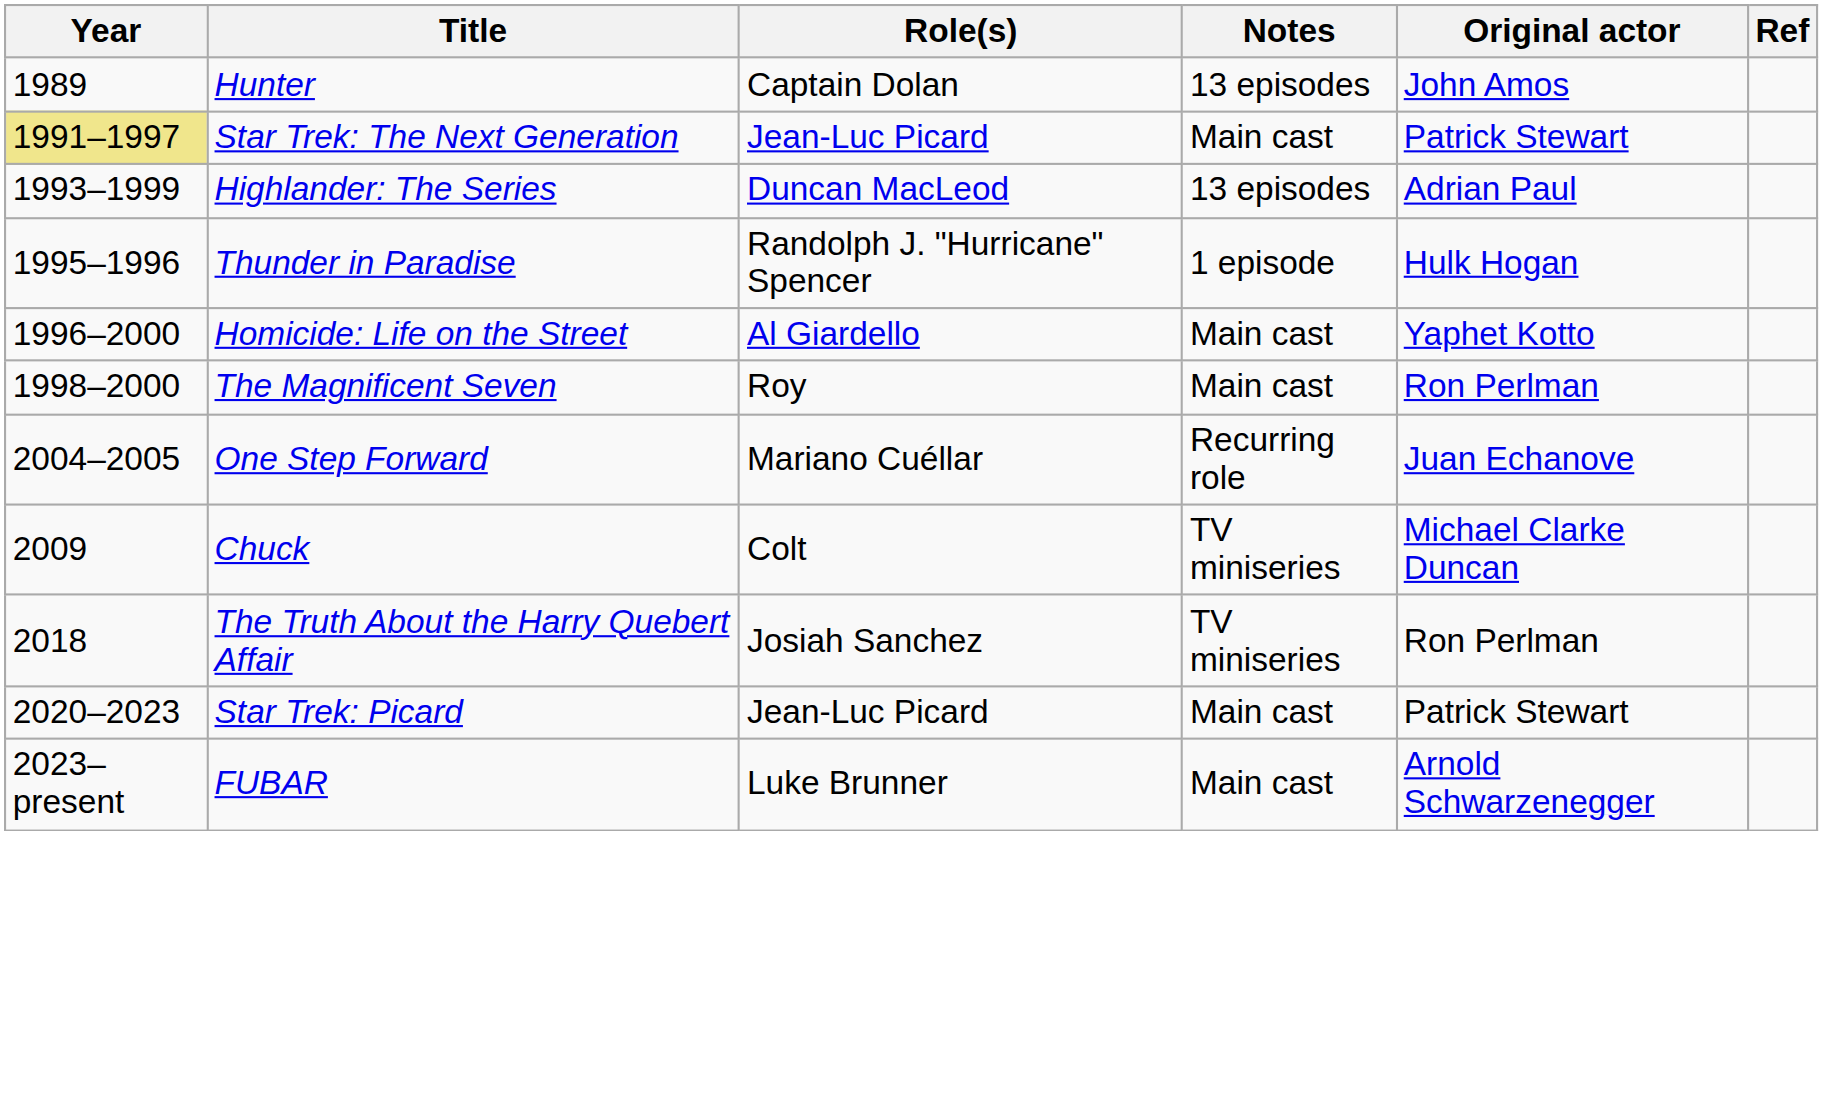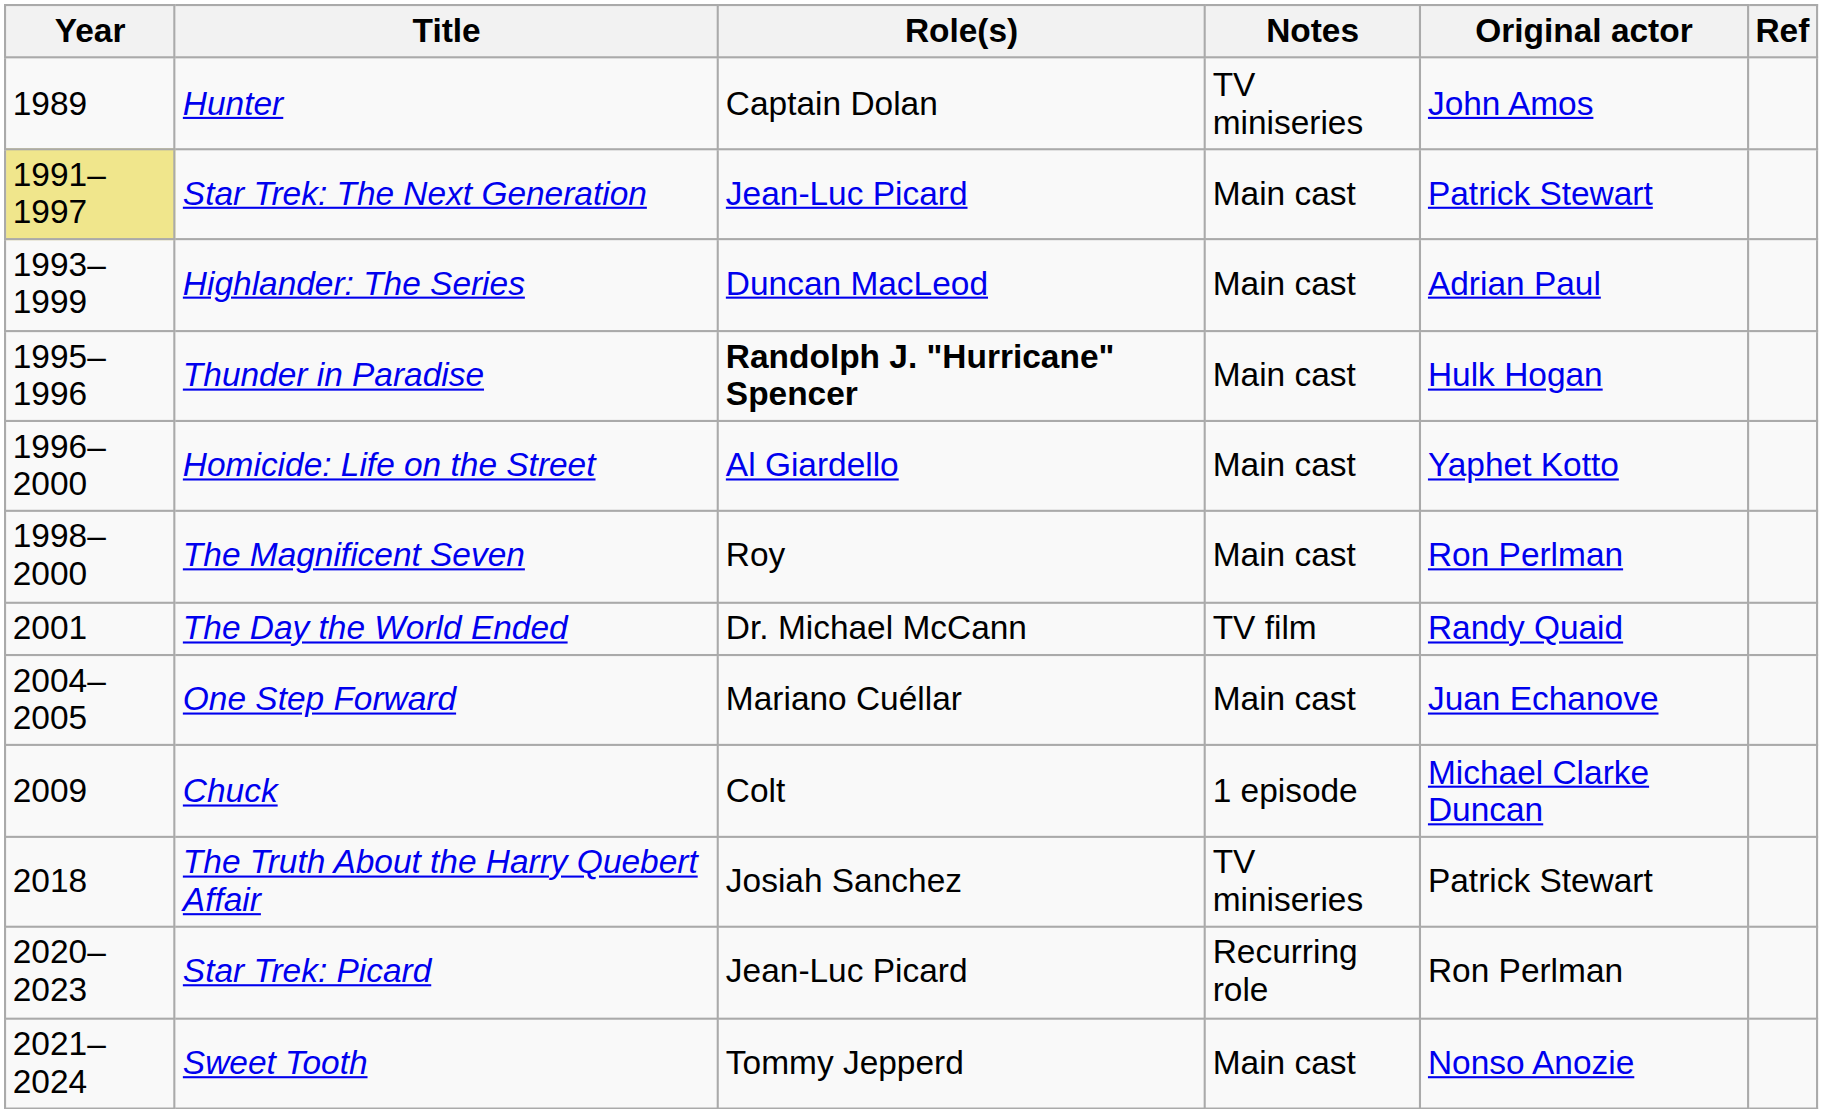(1280, 84) 13 episodes -> (1288, 102) TV miniseries
(1280, 190) 13 episodes -> (1284, 284) Main cast
(925, 261) normal -> (920, 374) bold
(1262, 261) 1 episode -> (1284, 374) Main cast
+ row: (375, 627)
(1262, 458) Recurring role -> (1284, 699) Main cast
(1265, 549) TV miniseries -> (1285, 790) 1 episode
(1501, 639) Ron Perlman -> (1540, 881) Patrick Stewart
(1261, 711) Main cast -> (1285, 971) Recurring role
(1516, 711) Patrick Stewart -> (1526, 971) Ron Perlman
+ row: (275, 1062)
- row: (271, 783)
